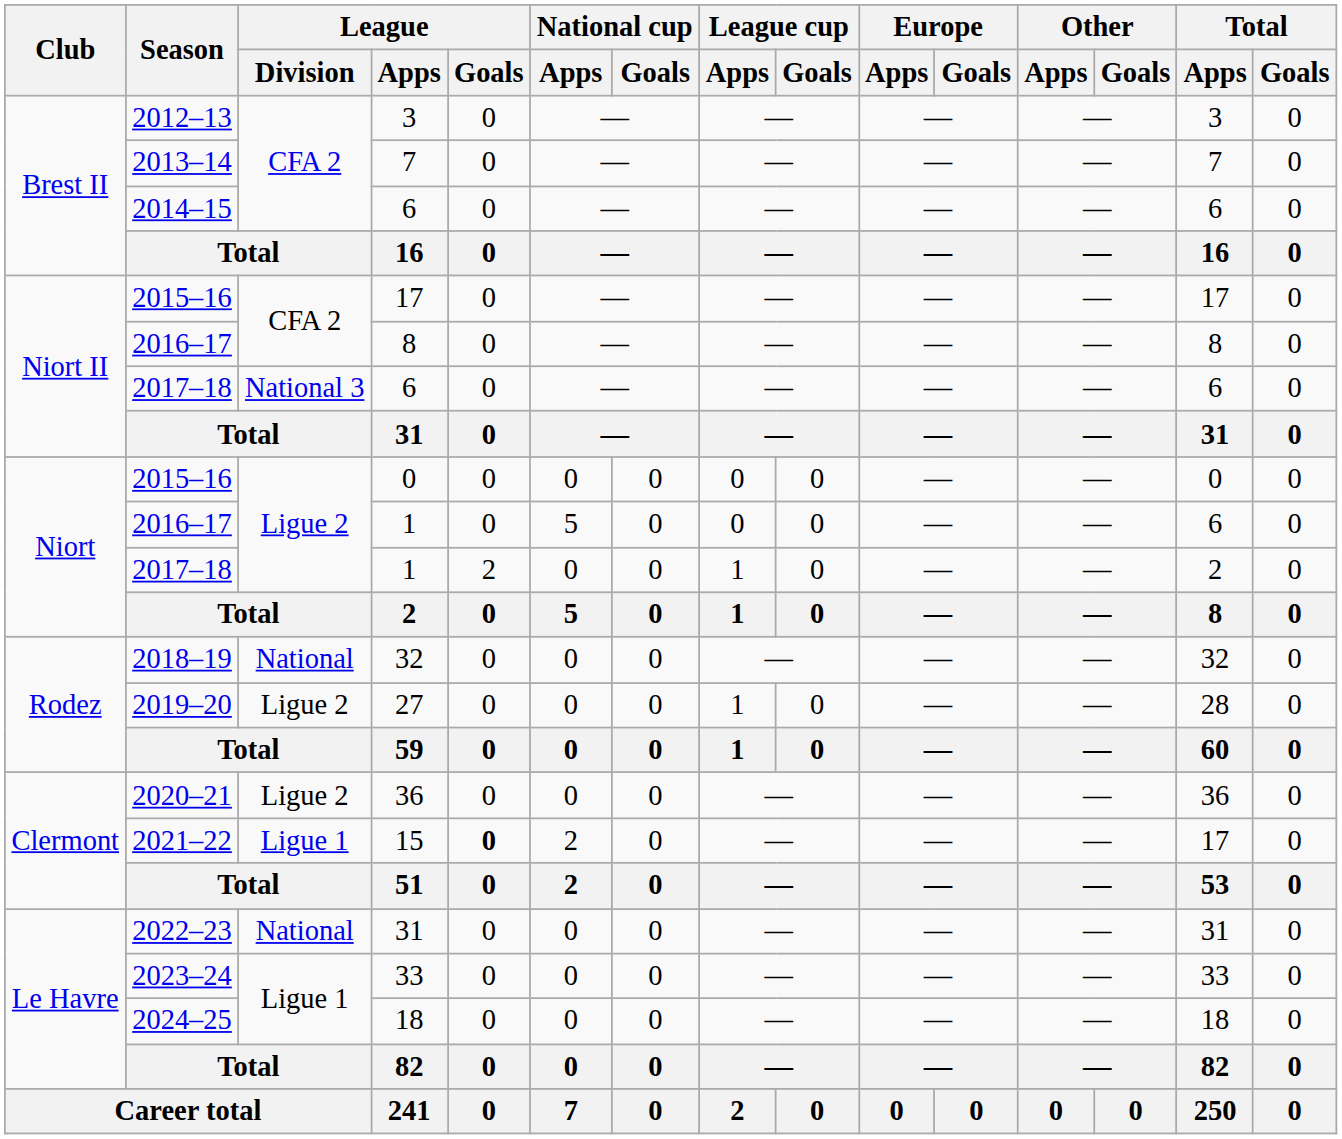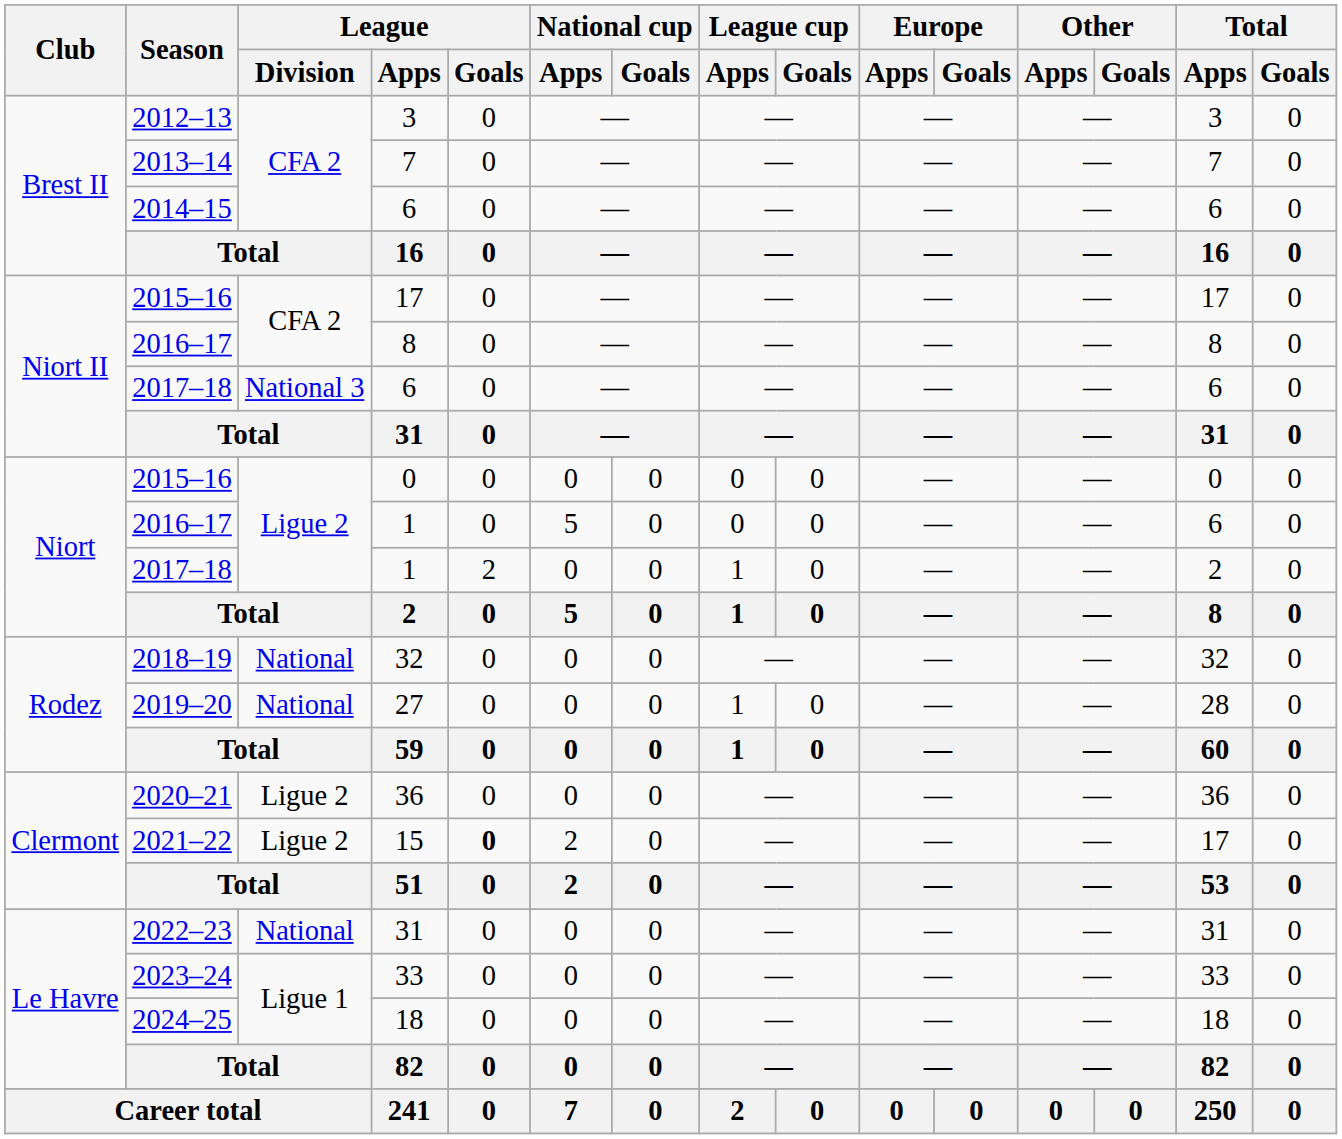(305, 704) Ligue 2 -> (305, 704) National
(305, 840) Ligue 1 -> (305, 840) Ligue 2
